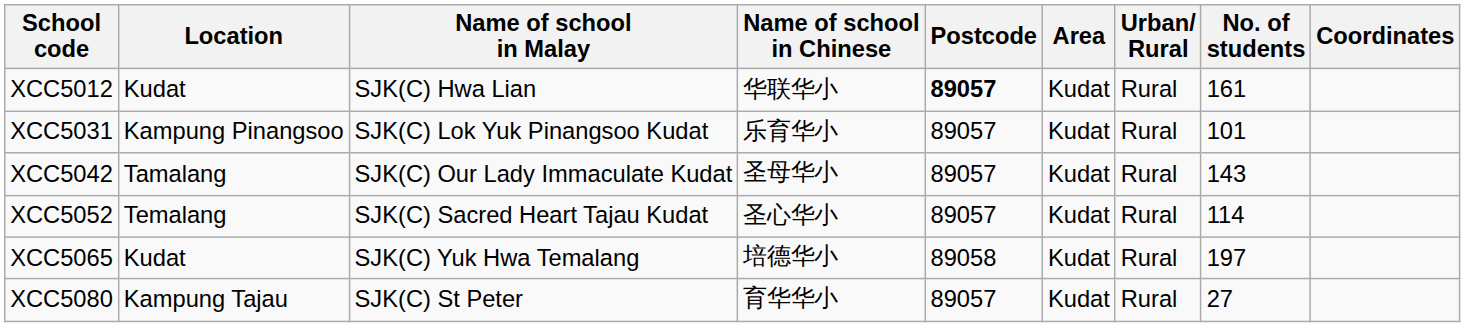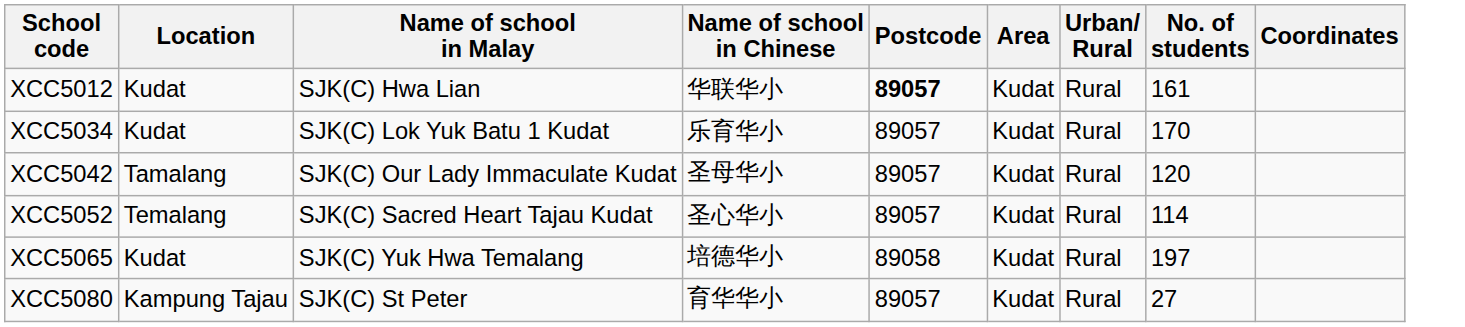- row: (62, 131)
+ row: (62, 131)
(1226, 173) 143 -> (1171, 173) 120
